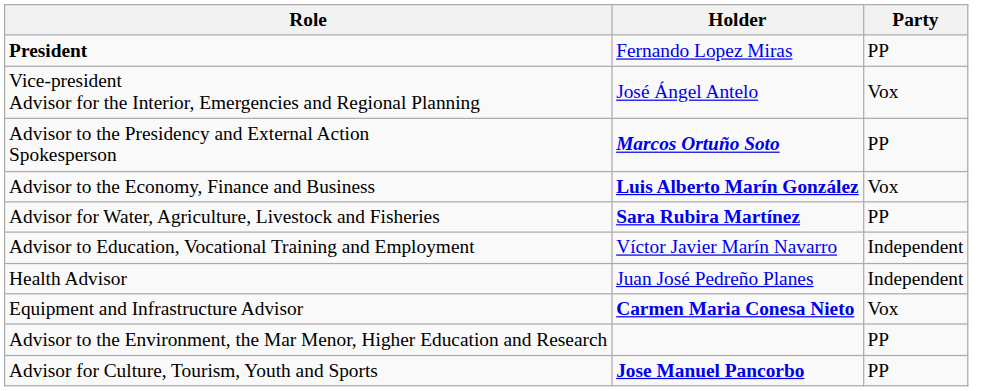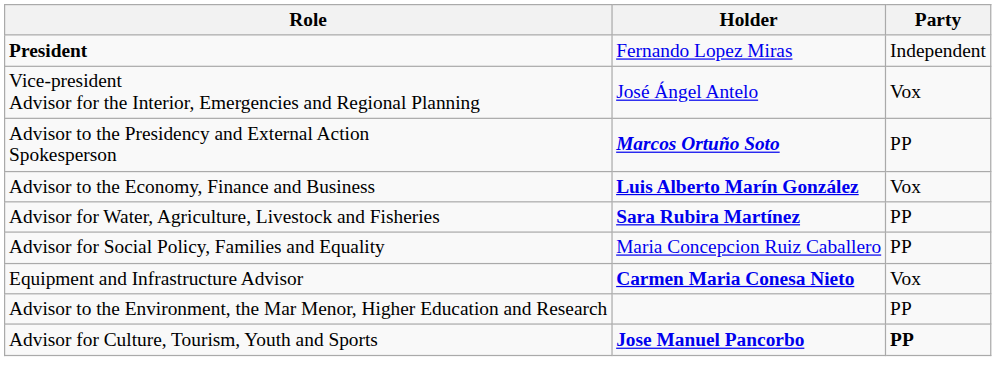(878, 50) PP -> (938, 50) Independent
+ row: (197, 247)
- row: (242, 247)
- row: (68, 278)
(878, 370) normal -> (902, 339) bold
